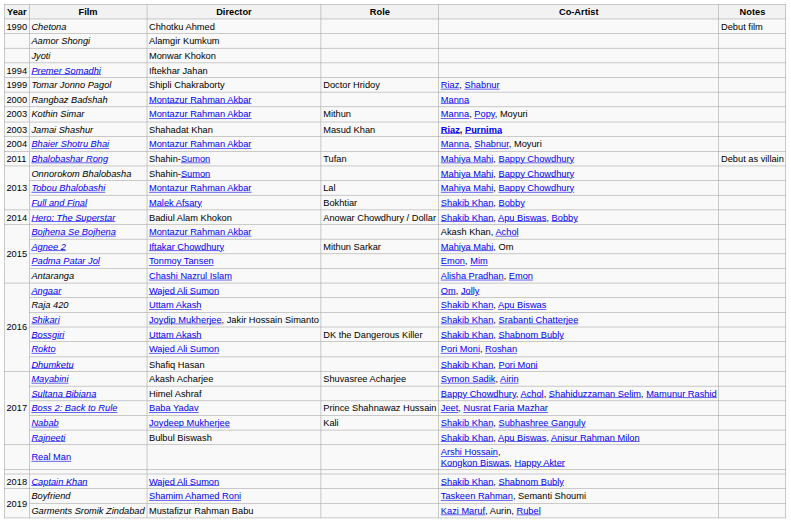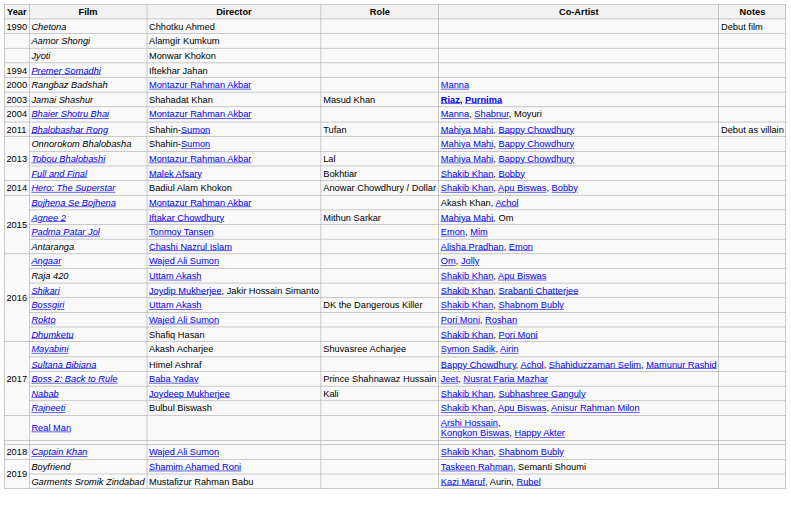- row: (71, 85)
- row: (58, 115)
